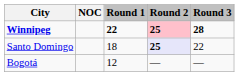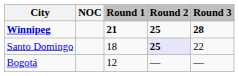(112, 29) 22 -> (112, 29) 21
(155, 29) pink background -> (155, 29) no background
